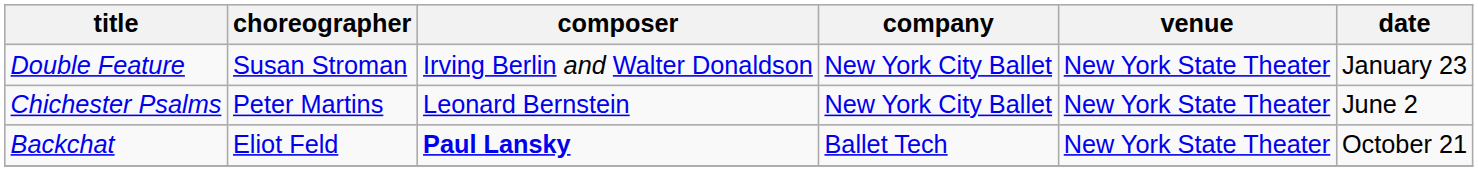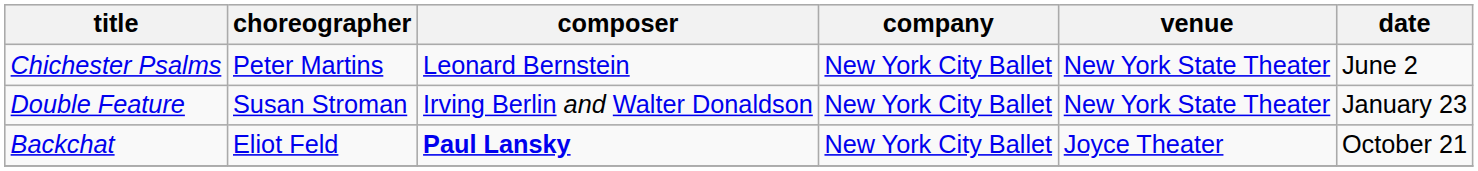rows swapped: (98, 64) <-> (116, 104)
(886, 144) Ballet Tech -> (938, 144) New York City Ballet
(1197, 144) New York State Theater -> (1144, 144) Joyce Theater
